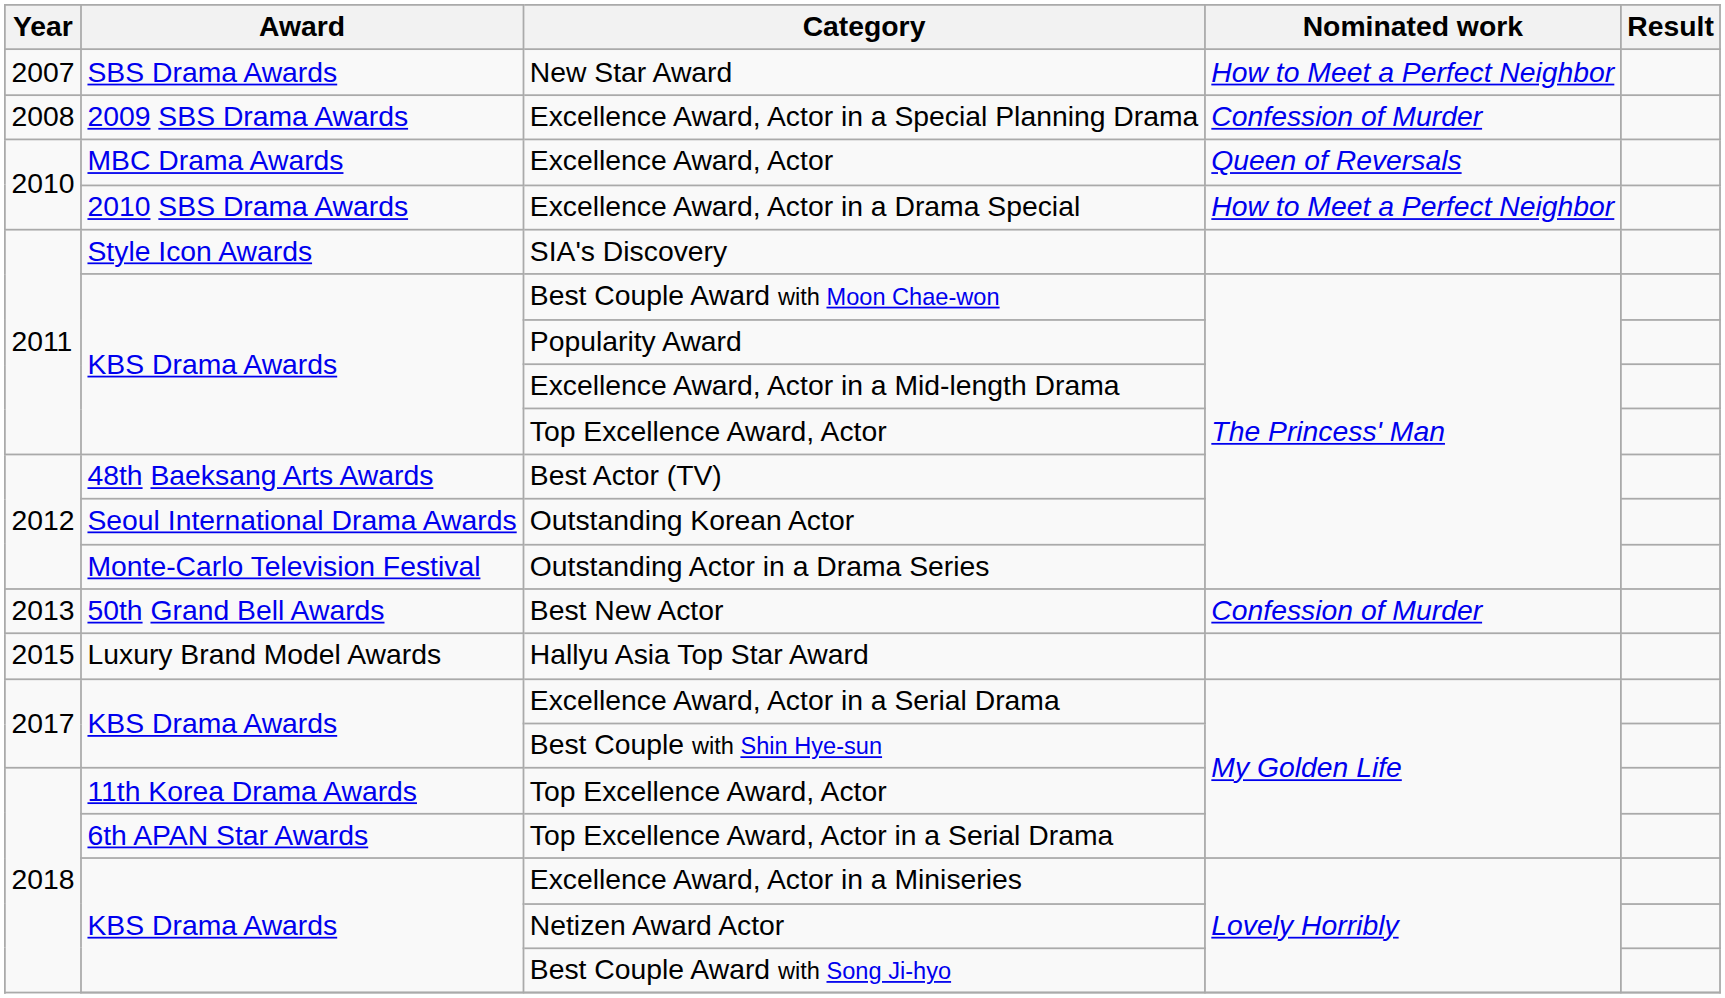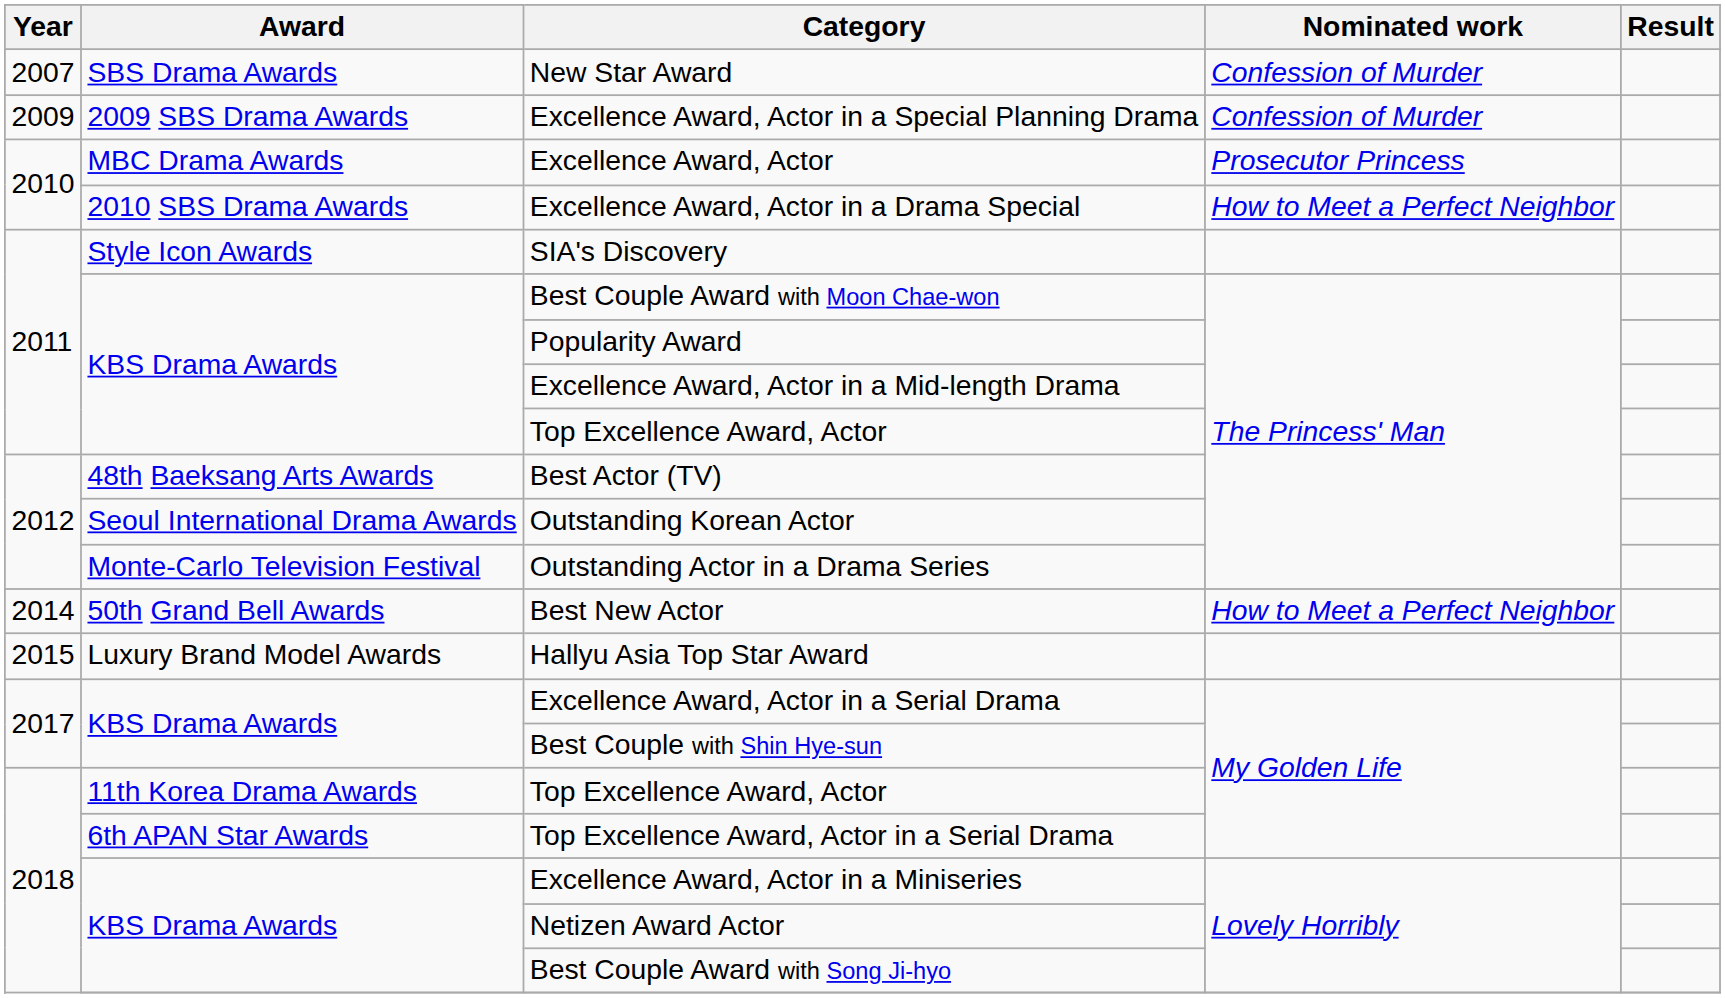(1413, 71) How to Meet a Perfect Neighbor -> (1347, 71) Confession of Murder
(43, 116) 2008 -> (43, 116) 2009
(1336, 161) Queen of Reversals -> (1338, 161) Prosecutor Princess
(43, 610) 2013 -> (43, 610) 2014
(1347, 610) Confession of Murder -> (1413, 610) How to Meet a Perfect Neighbor
